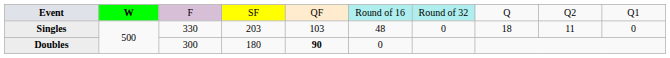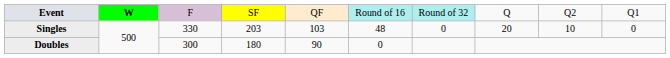(507, 29) 18 -> (507, 29) 20
(570, 29) 11 -> (570, 29) 10
(317, 45) bold -> (317, 45) normal
